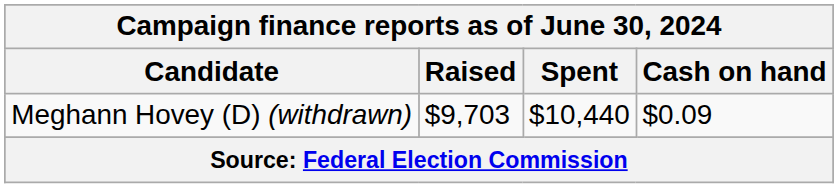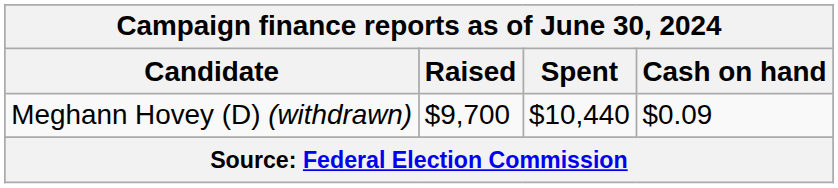(467, 114) $9,703 -> (467, 114) $9,700
